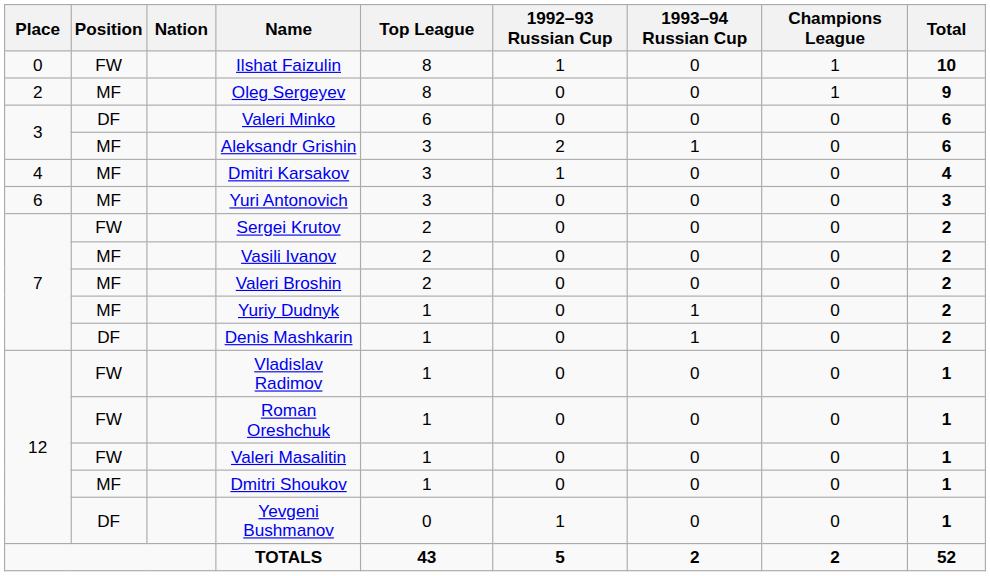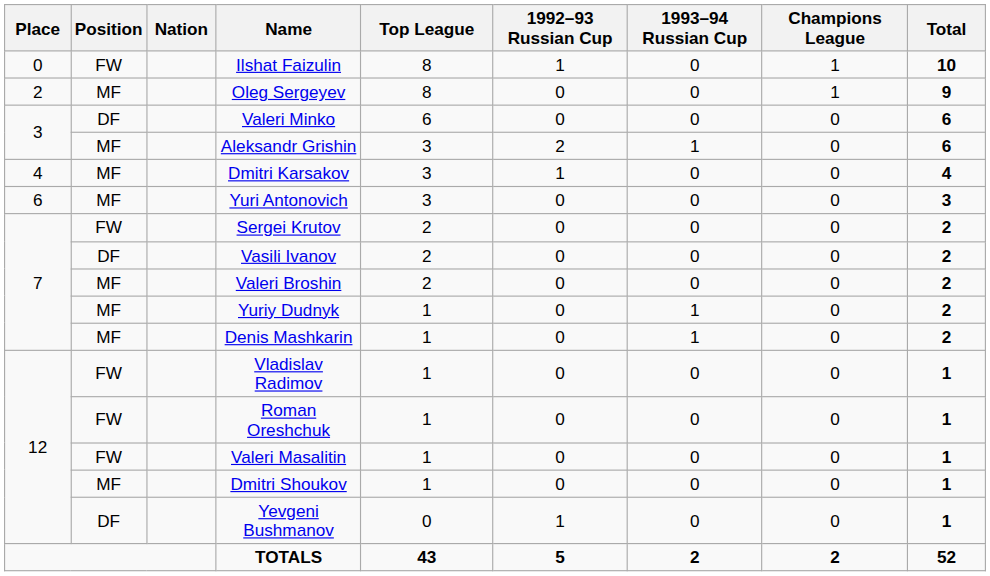(109, 255) MF -> (109, 255) DF
(109, 337) DF -> (109, 337) MF
